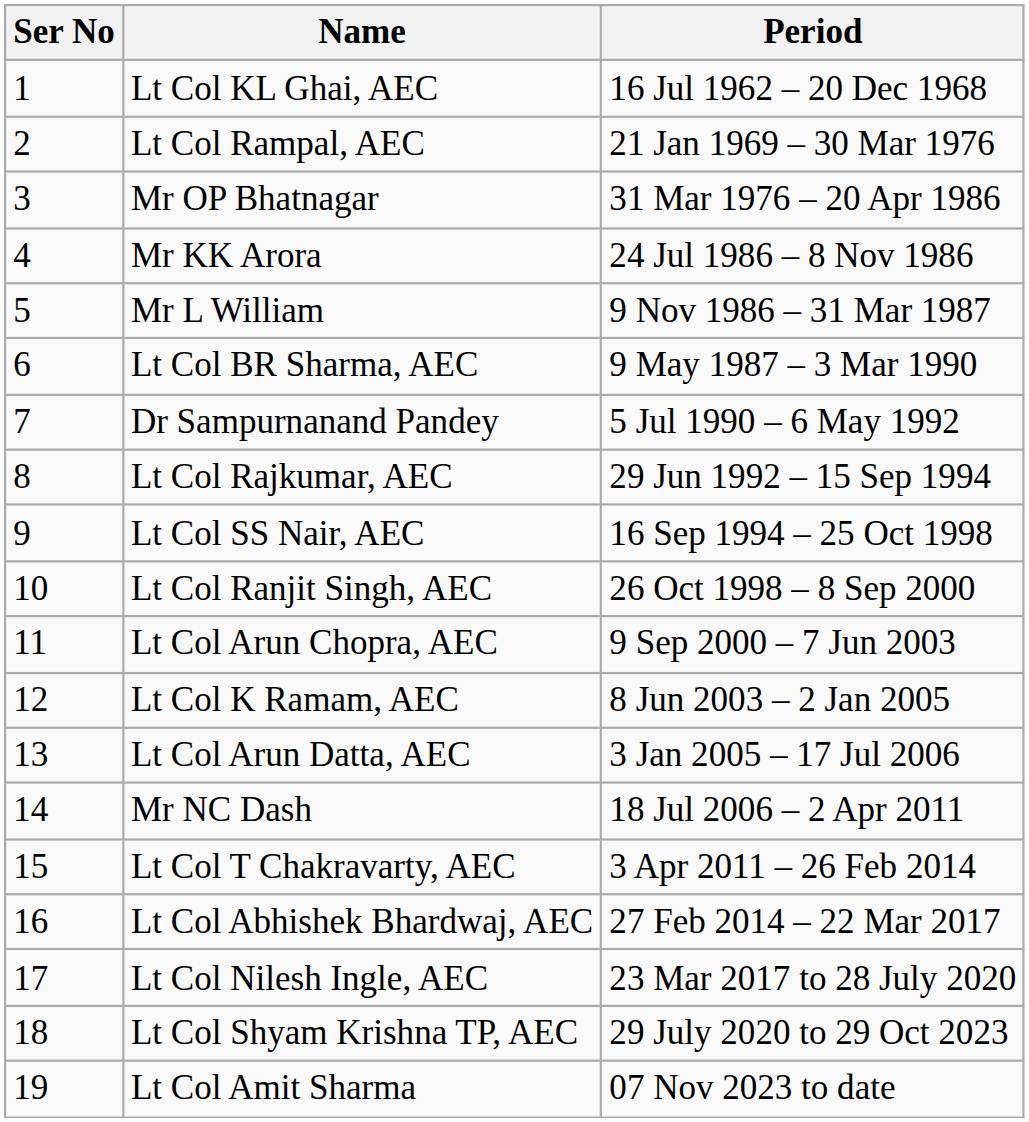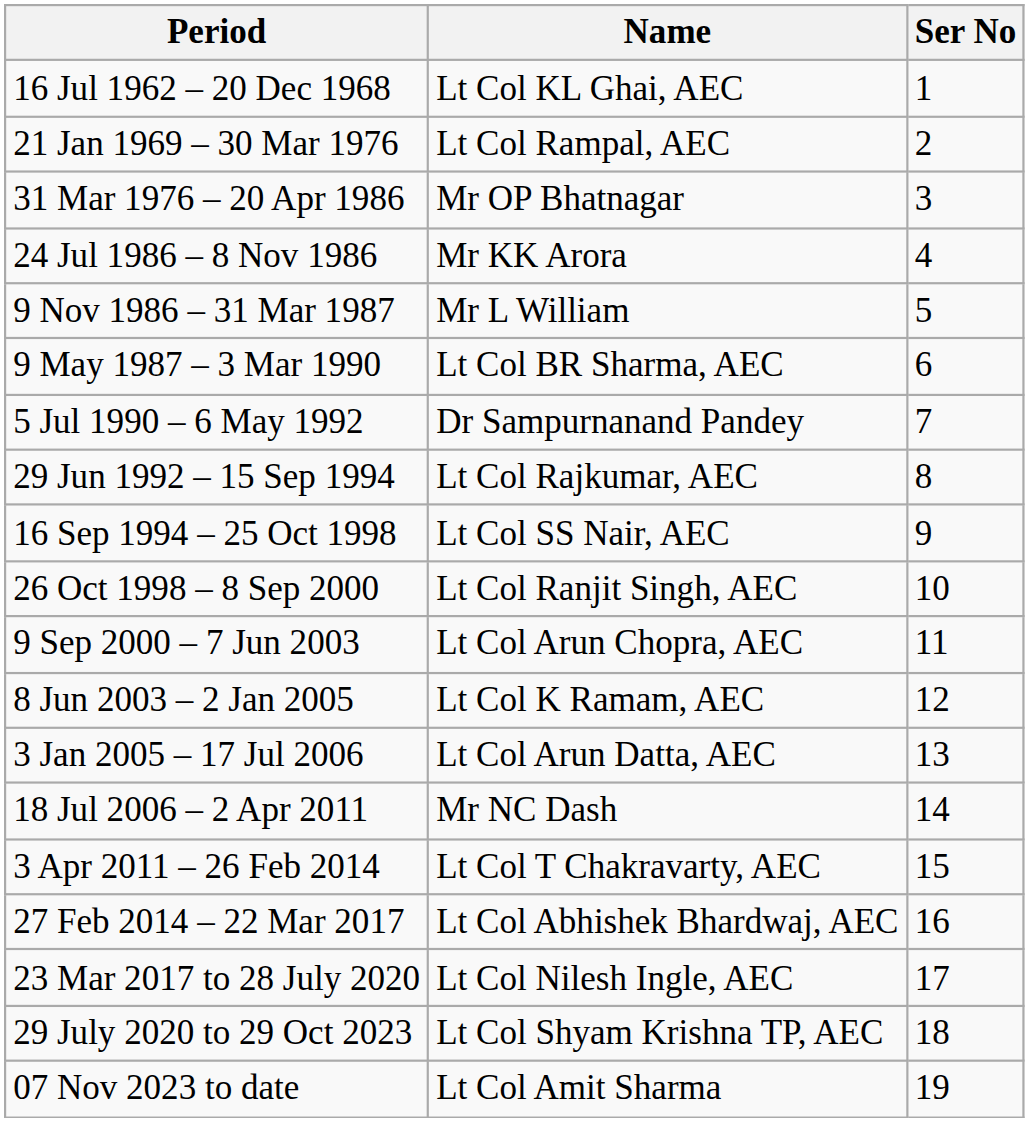columns swapped: (64, 32) <-> (813, 32)
